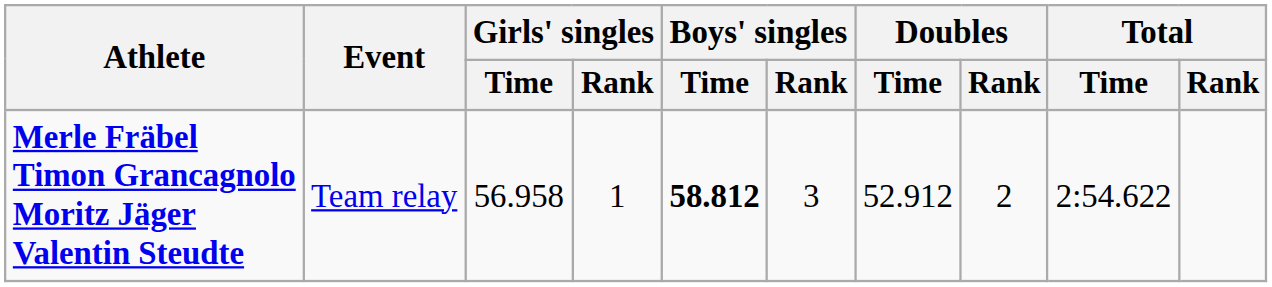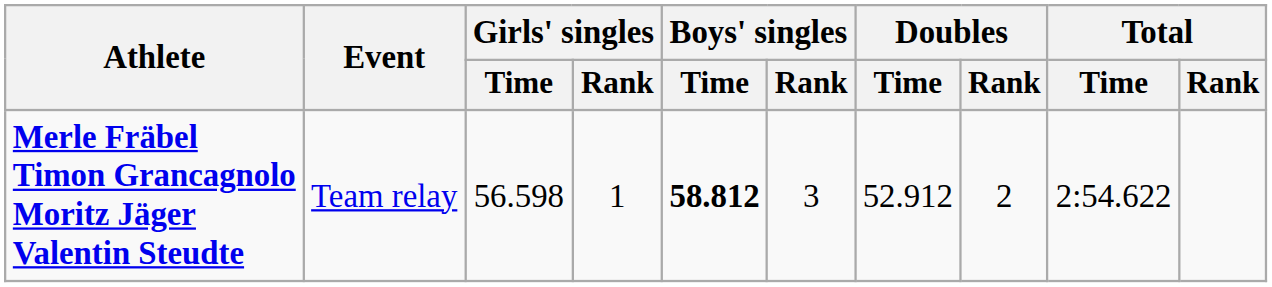(519, 195) 56.958 -> (519, 195) 56.598
